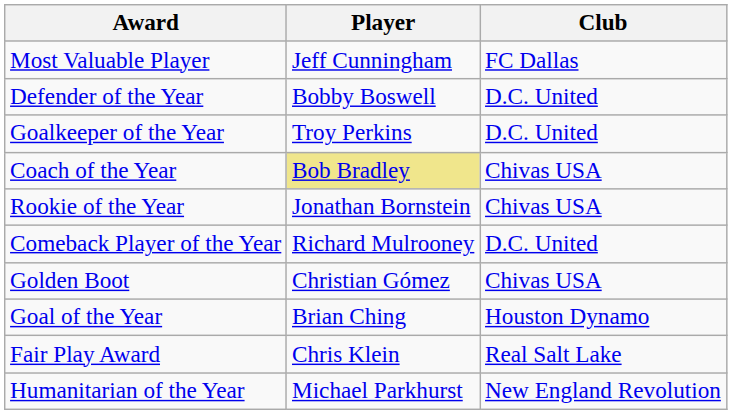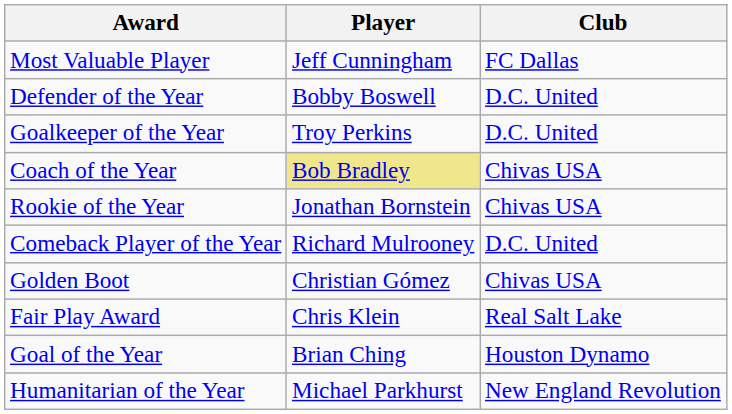rows swapped: (86, 317) <-> (85, 354)
